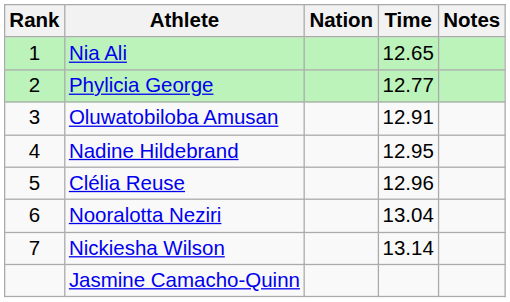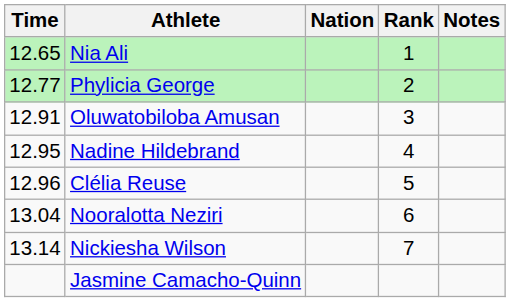columns swapped: (34, 20) <-> (408, 20)
